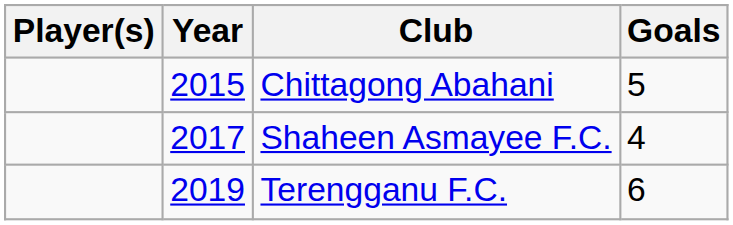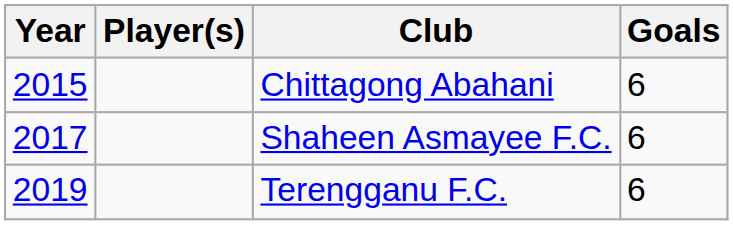columns swapped: (208, 31) <-> (84, 31)
(636, 84) 5 -> (636, 84) 6
(636, 137) 4 -> (636, 137) 6
